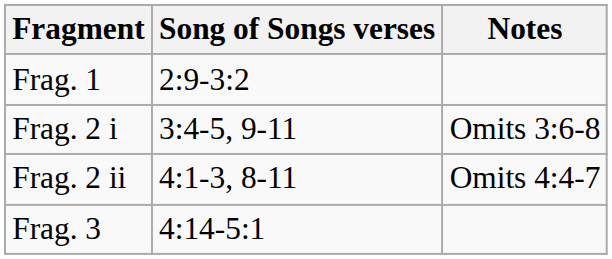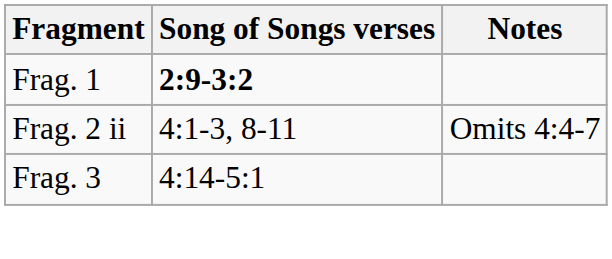(204, 79) normal -> (206, 79) bold
- row: (65, 128)
